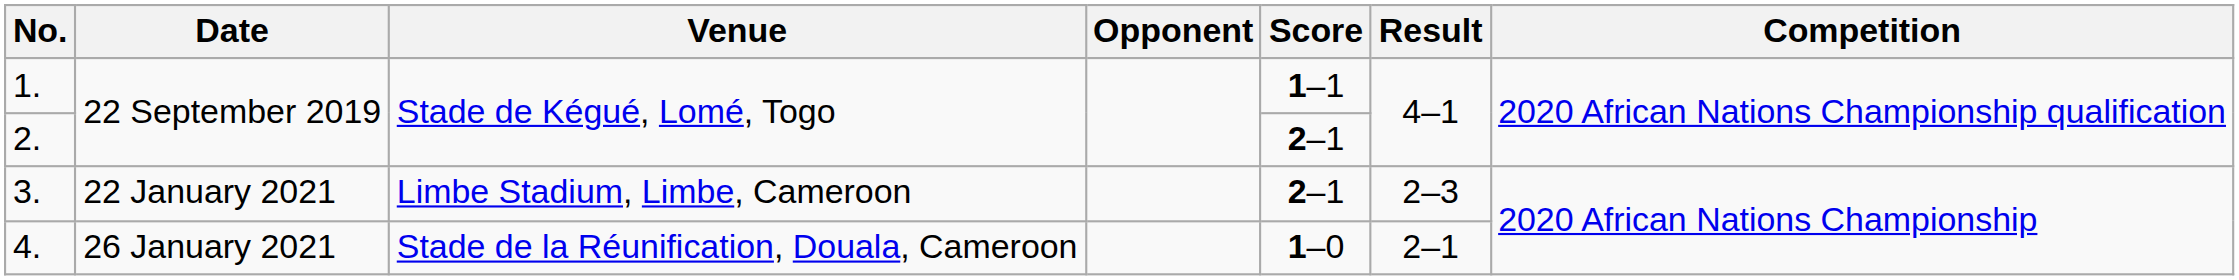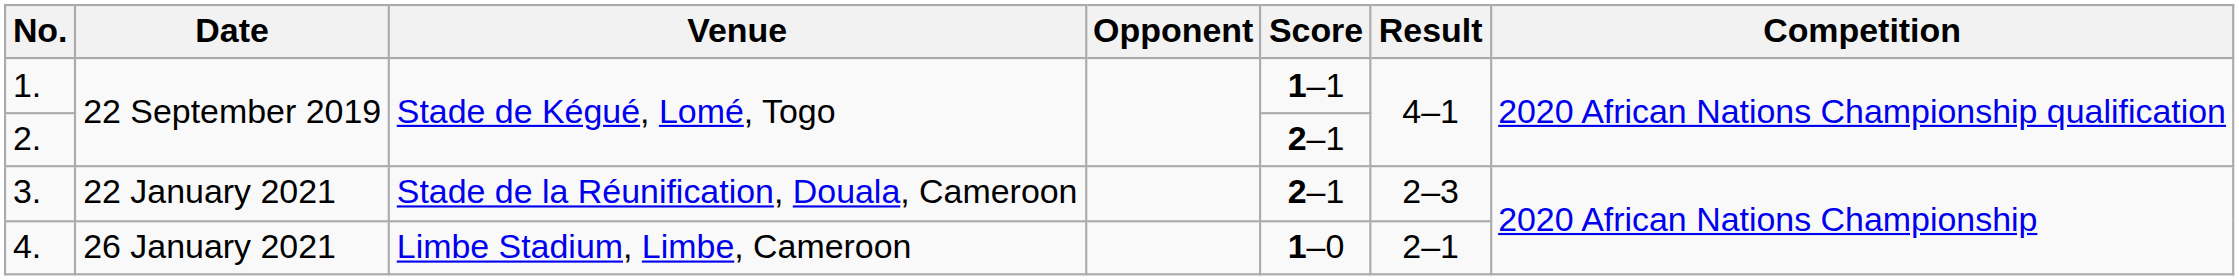(654, 192) Limbe Stadium, Limbe, Cameroon -> (737, 192) Stade de la Réunification, Douala, Cameroon
(737, 246) Stade de la Réunification, Douala, Cameroon -> (654, 246) Limbe Stadium, Limbe, Cameroon
